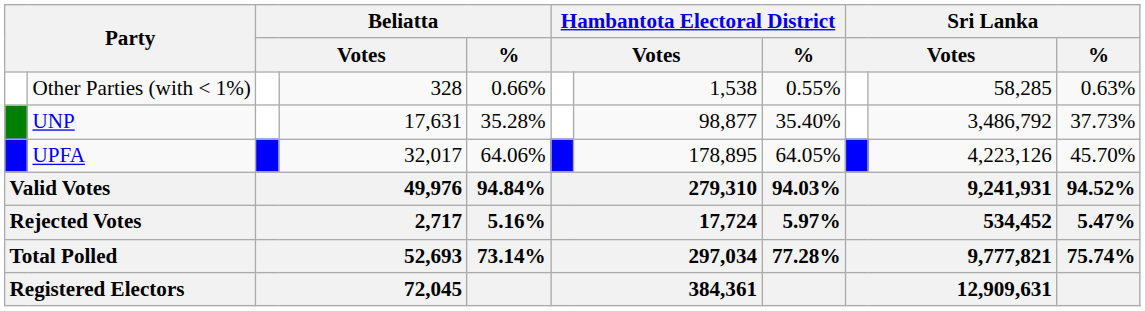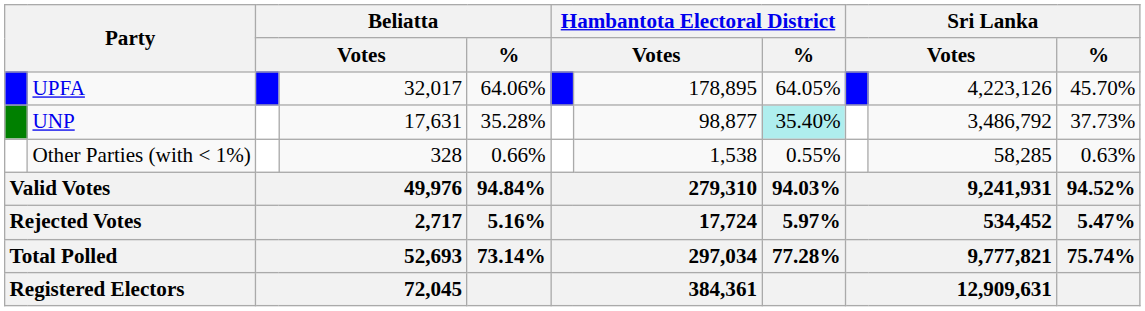rows swapped: (59, 155) <-> (142, 88)
(808, 121) no background -> (808, 121) paleturquoise background
